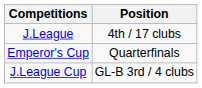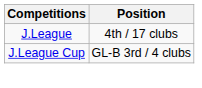- row: (48, 53)
